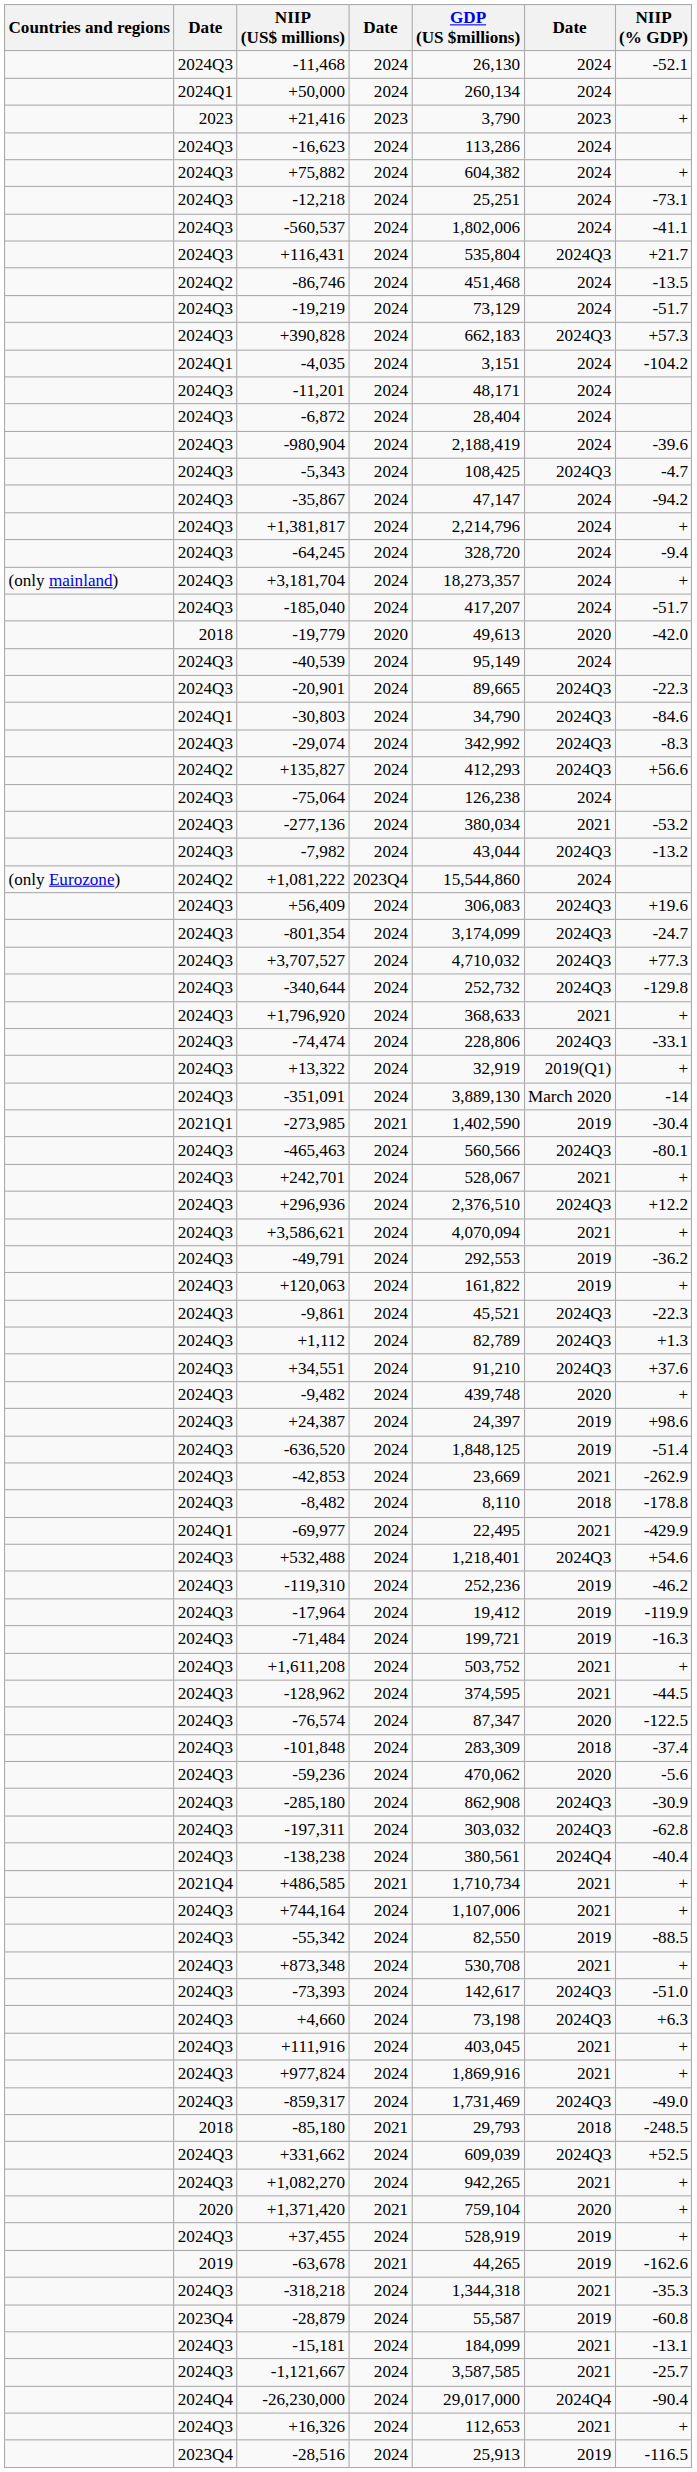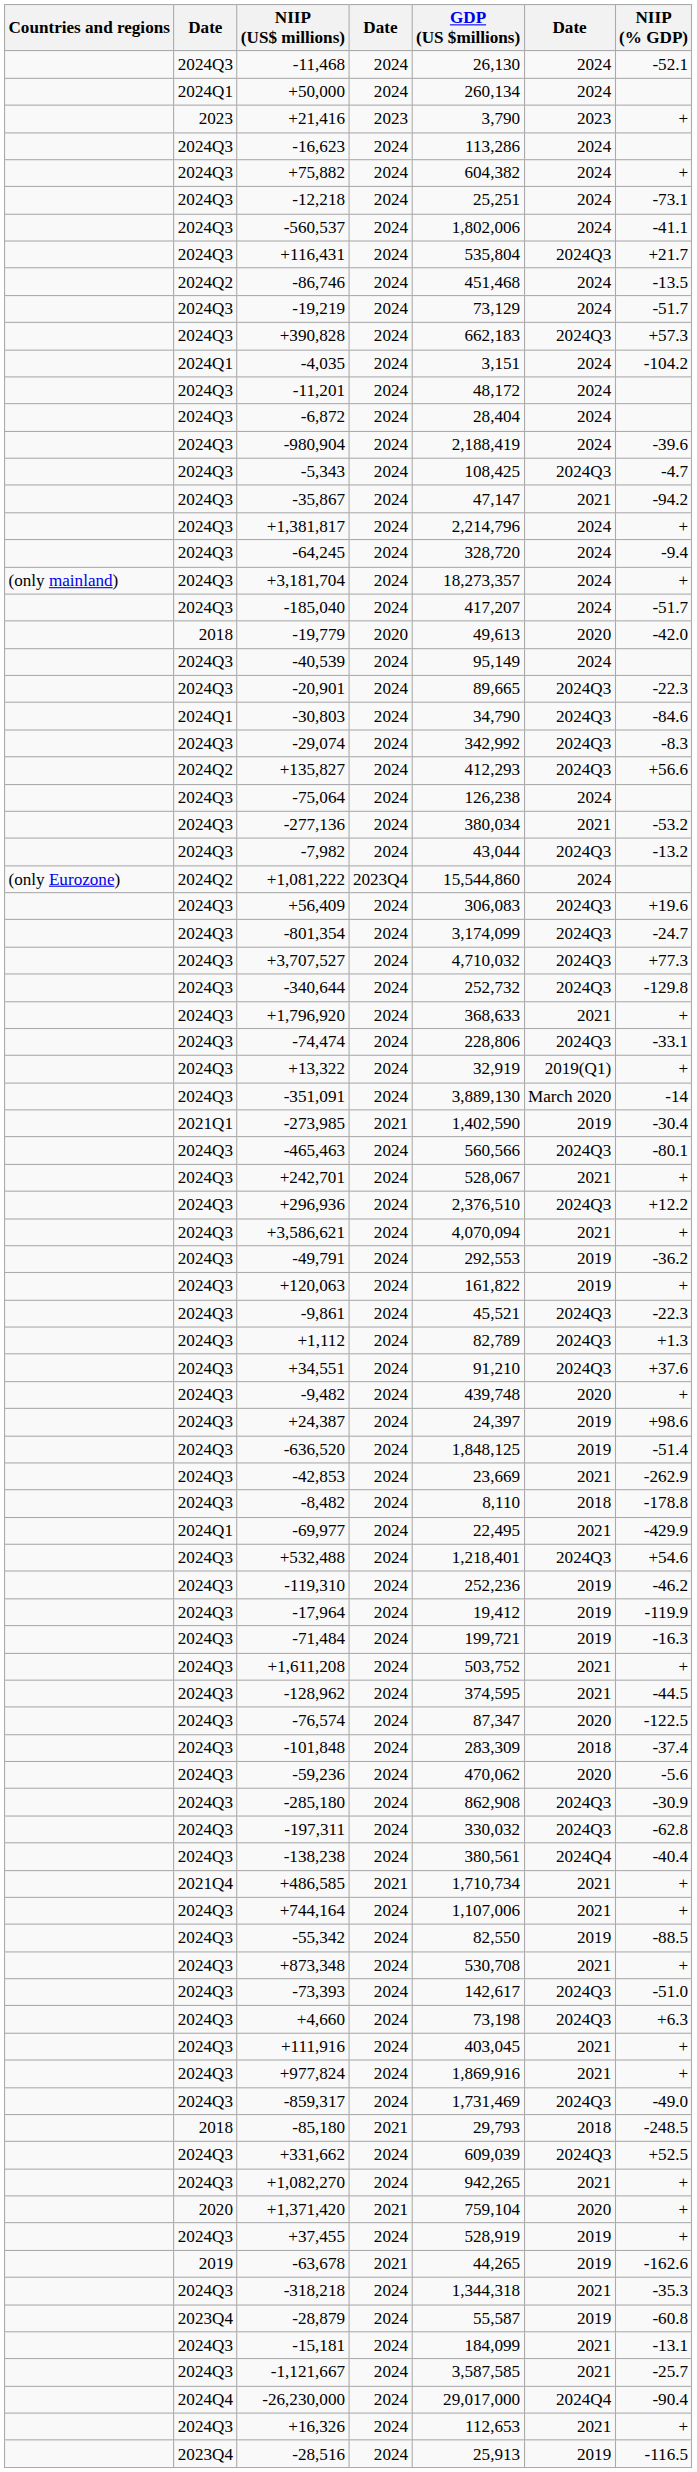(497, 390) 48,171 -> (497, 390) 48,172
(594, 498) 2024 -> (594, 498) 2021
(492, 1829) 303,032 -> (492, 1829) 330,032
